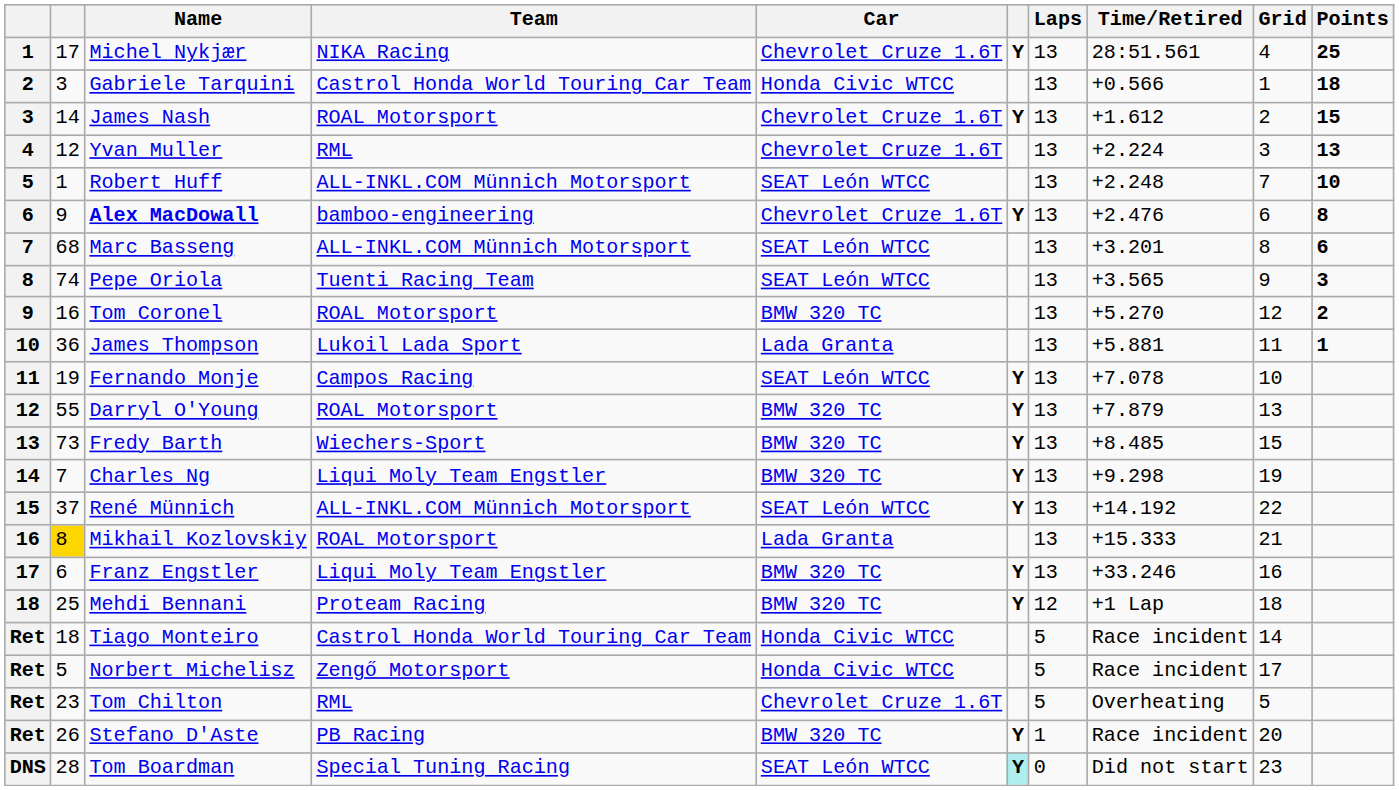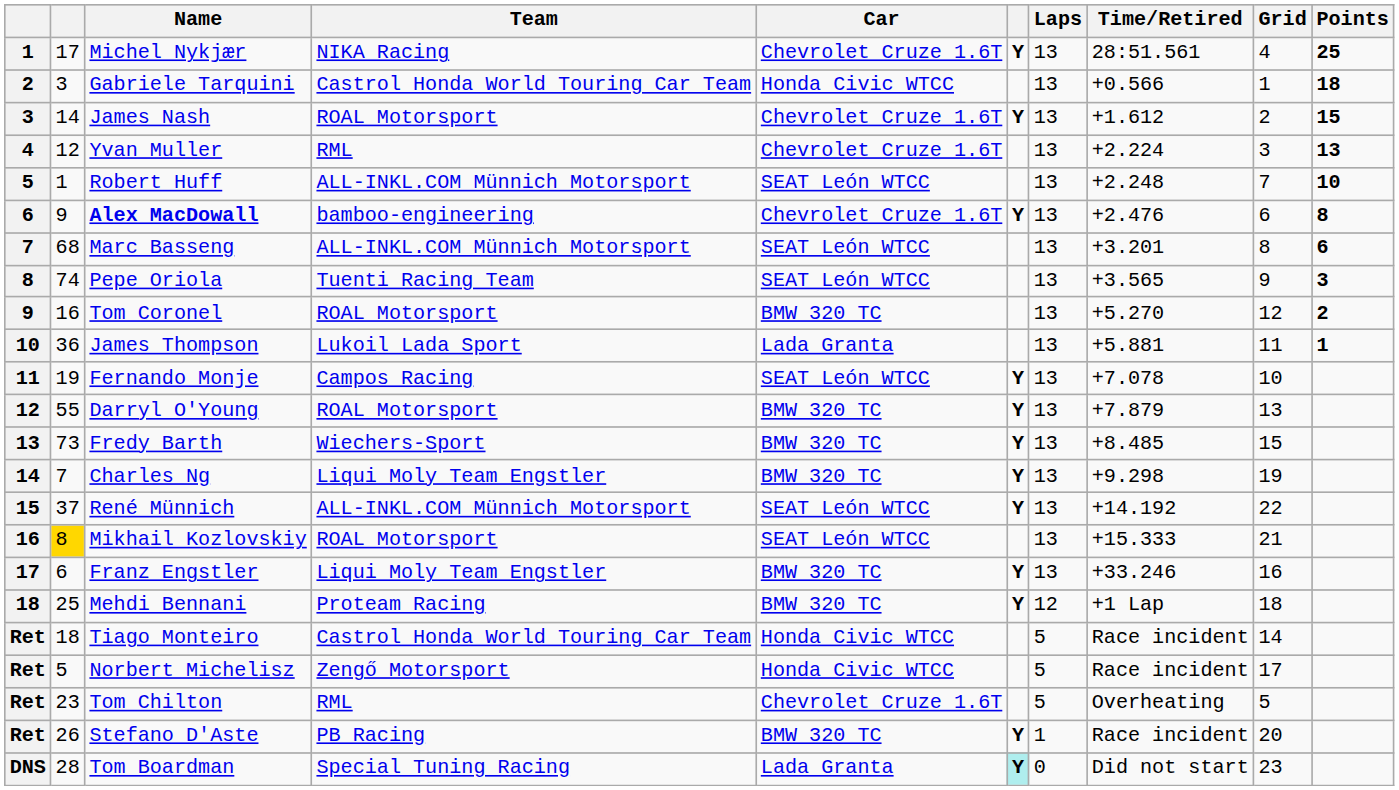(827, 541) Lada Granta -> (845, 541) SEAT León WTCC
(845, 769) SEAT León WTCC -> (827, 769) Lada Granta
